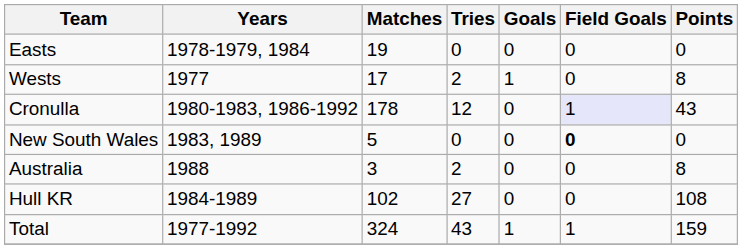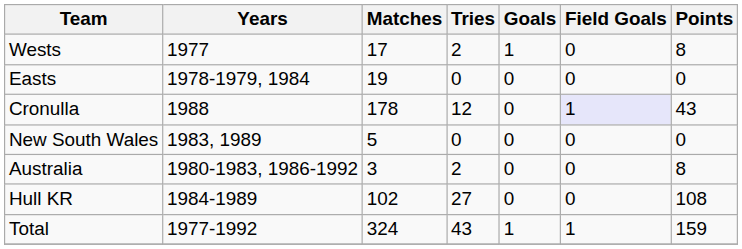rows swapped: (35, 79) <-> (33, 49)
(263, 109) 1980-1983, 1986-1992 -> (188, 109) 1988
(570, 139) bold -> (570, 139) normal
(188, 169) 1988 -> (263, 169) 1980-1983, 1986-1992
